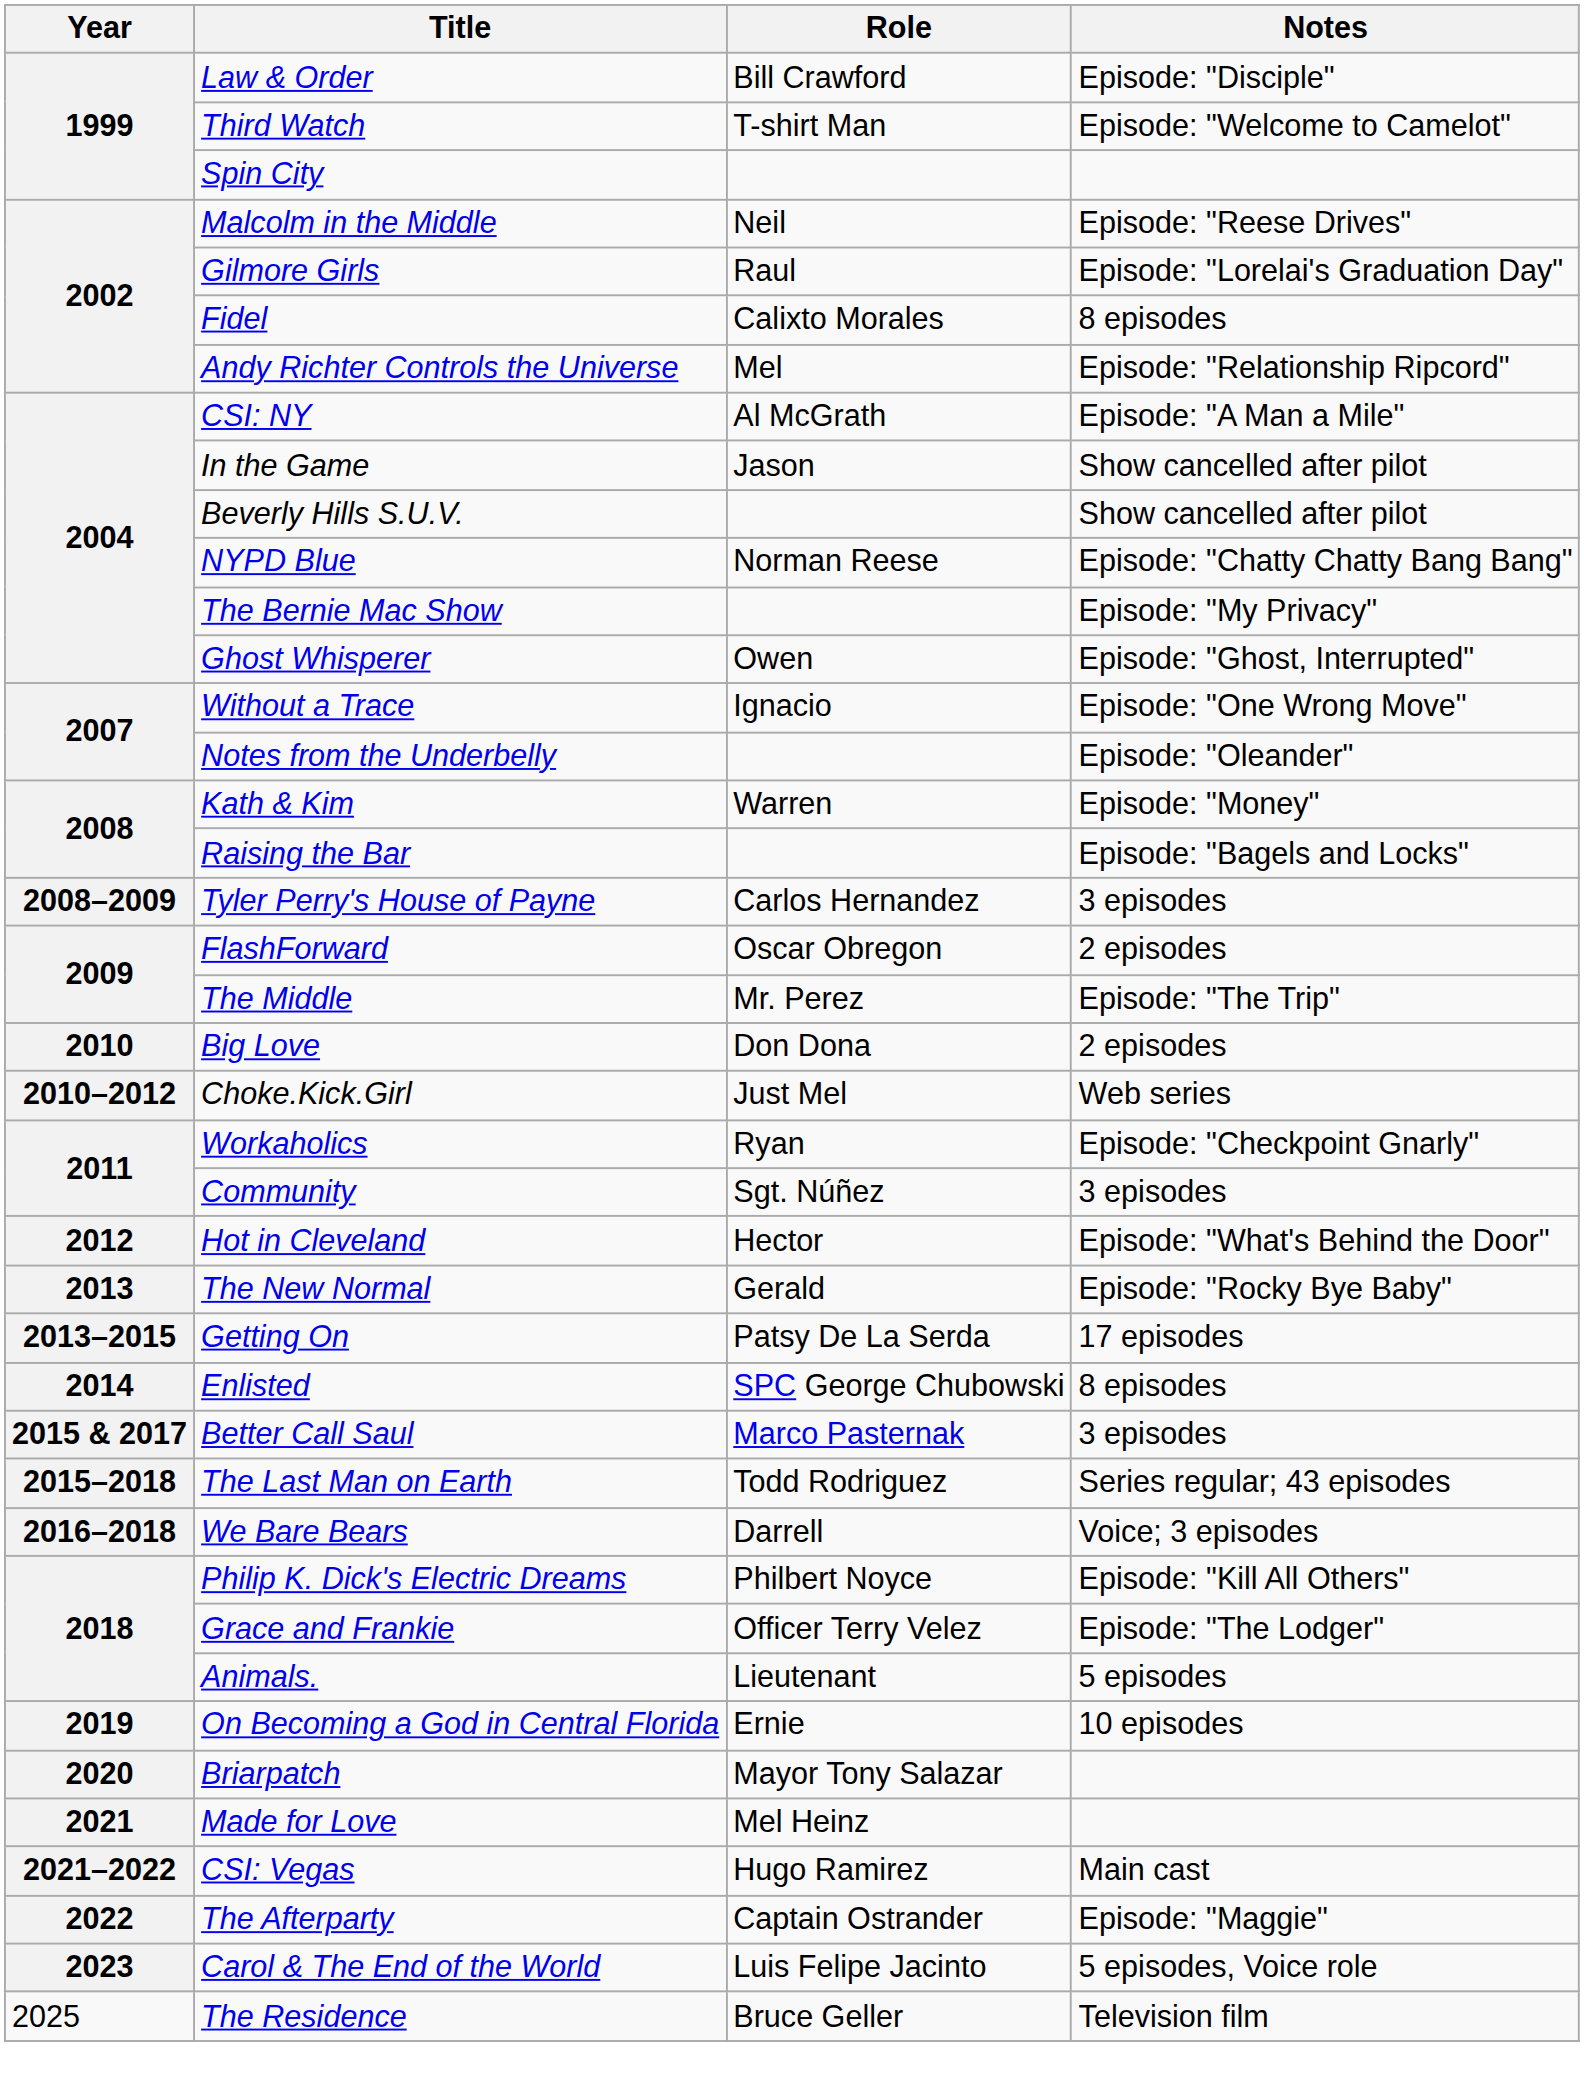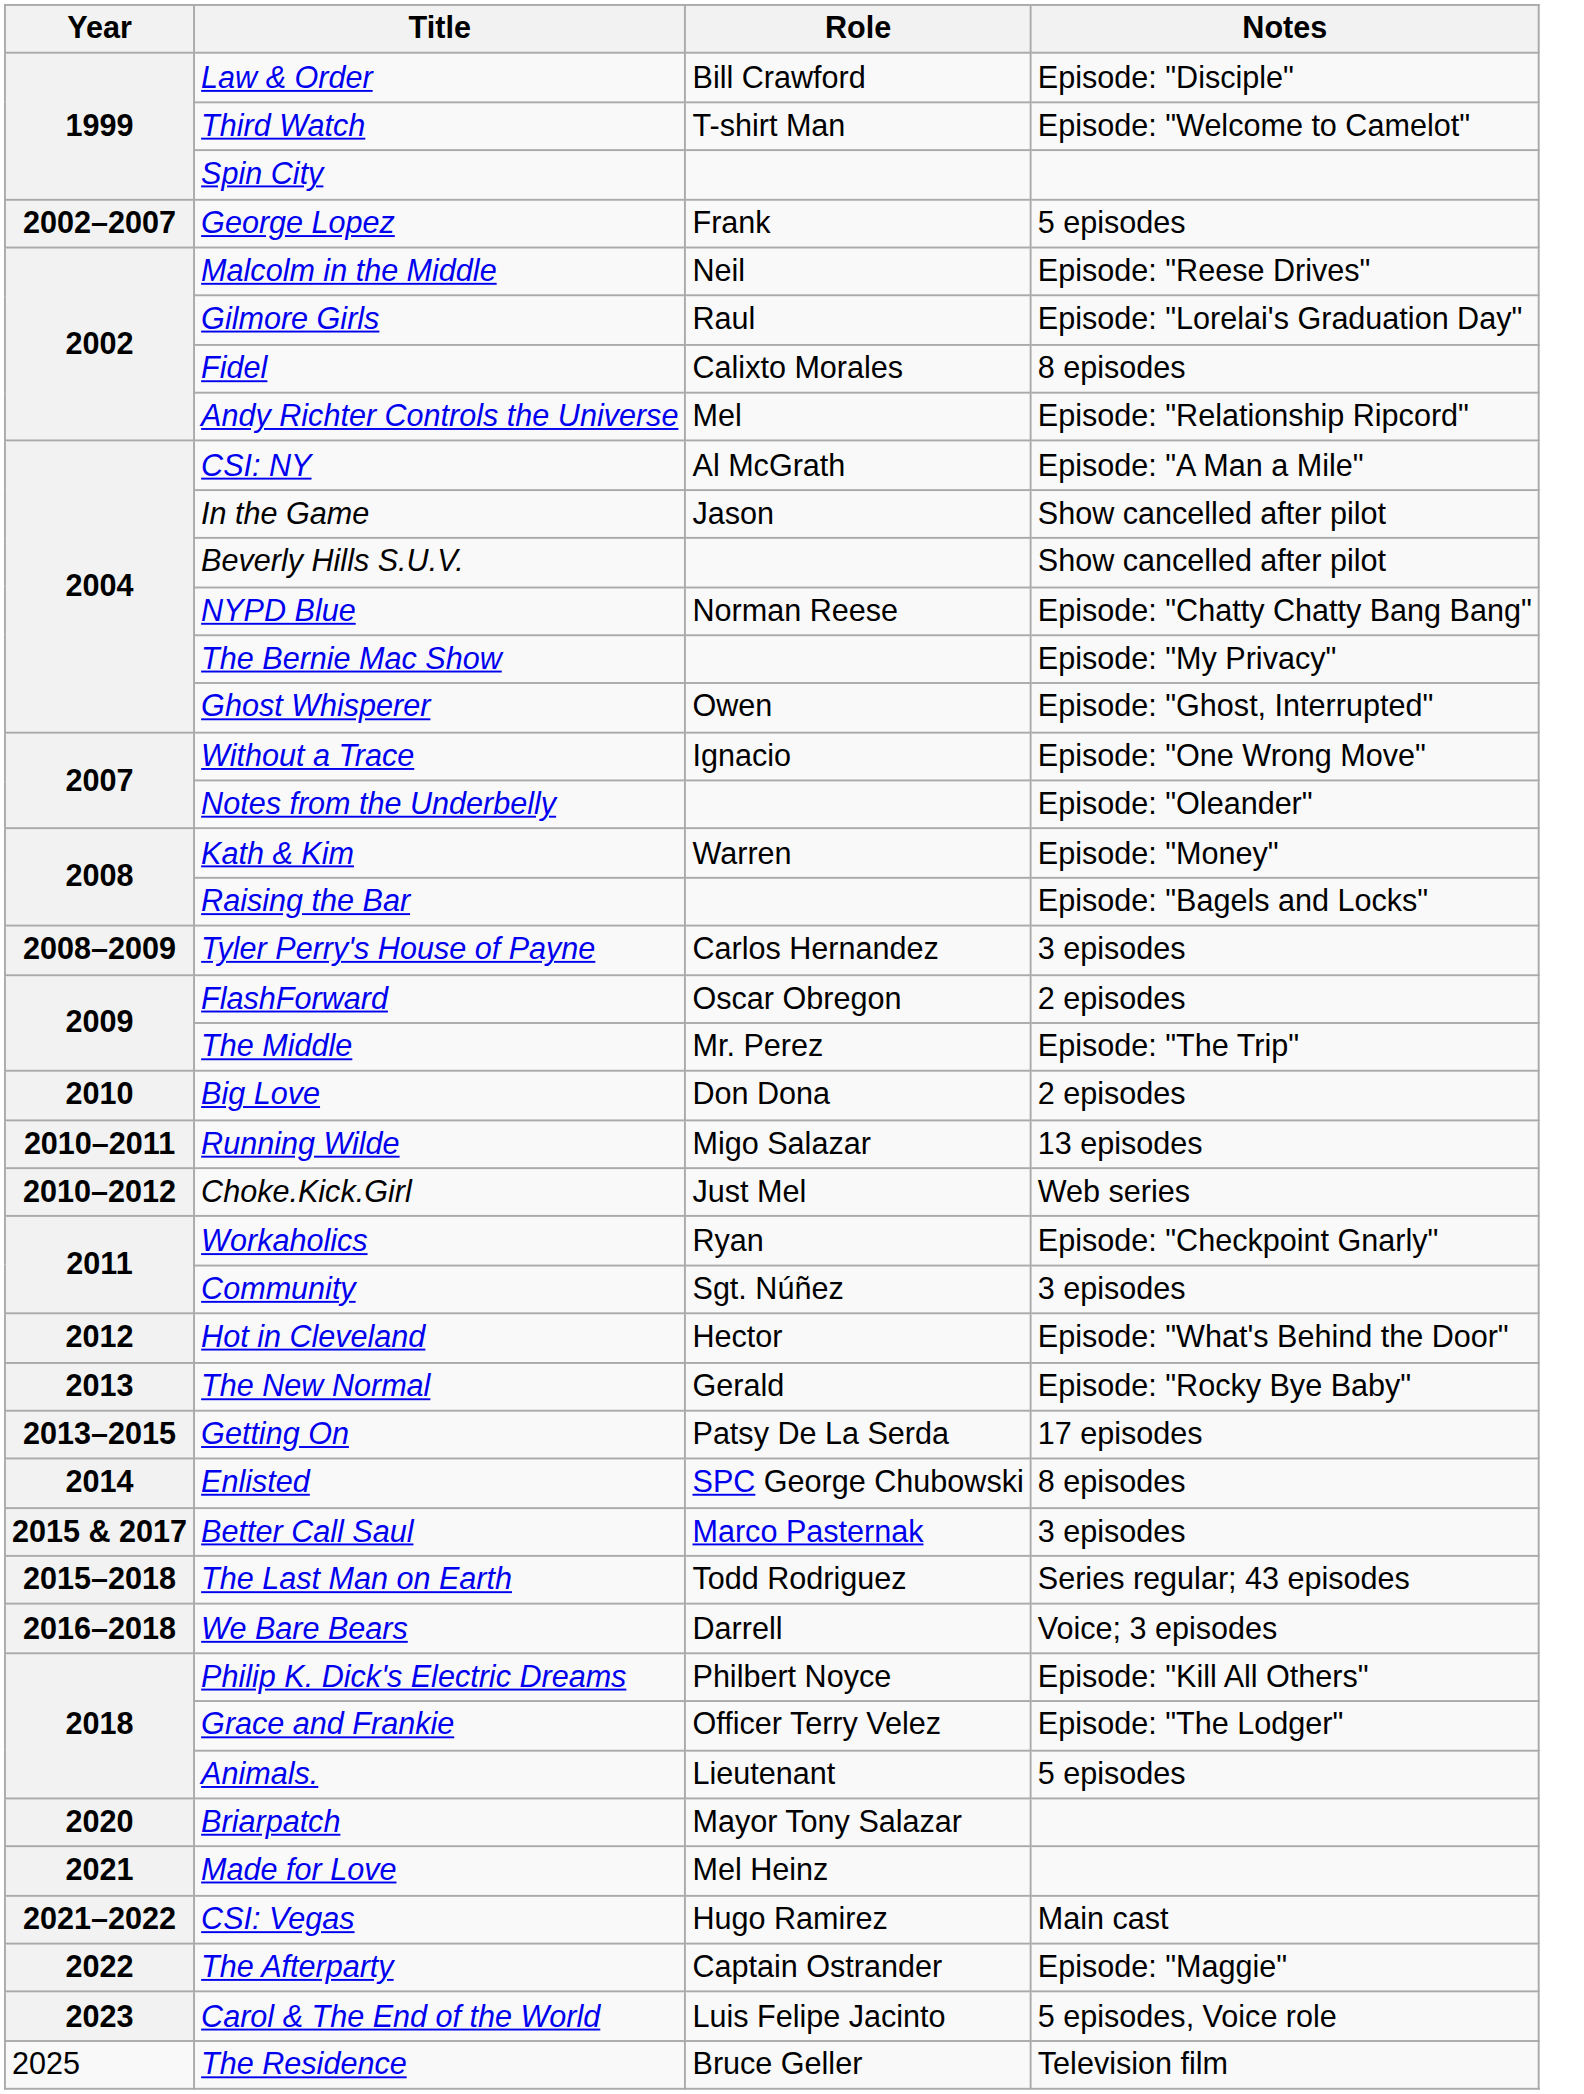+ row: (298, 222)
+ row: (300, 1143)
- row: (460, 1725)
